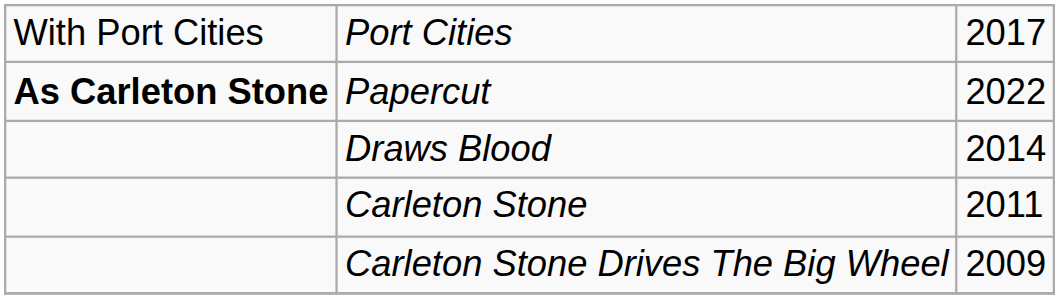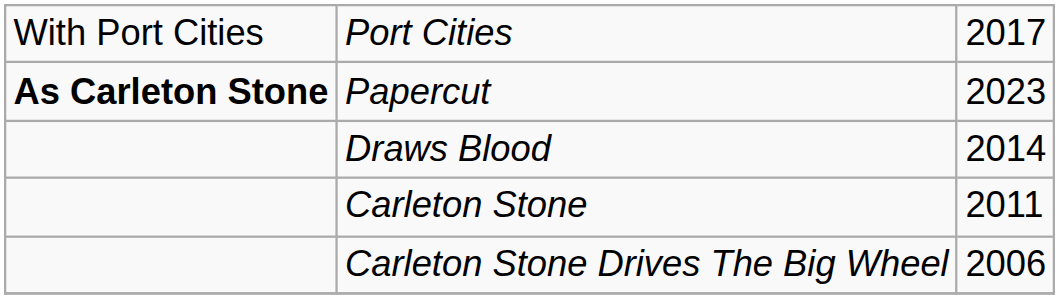(1006, 90) 2022 -> (1006, 90) 2023
(1006, 263) 2009 -> (1006, 263) 2006
